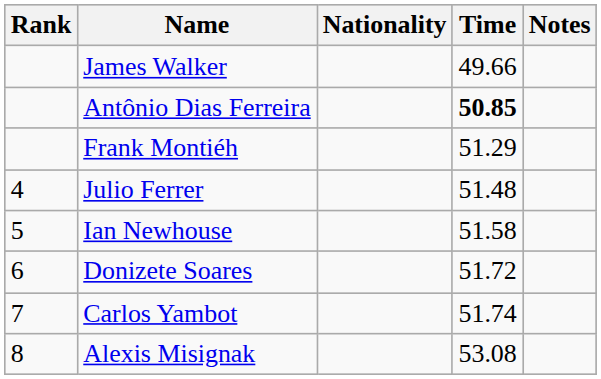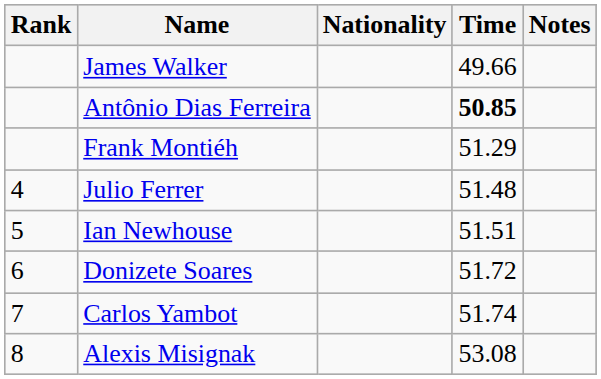(488, 230) 51.58 -> (488, 230) 51.51
